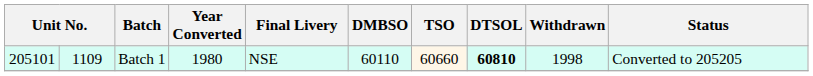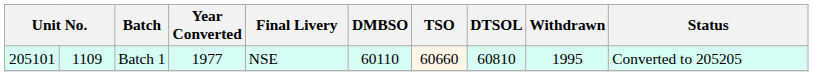(207, 58) 1980 -> (207, 58) 1977
(496, 58) bold -> (496, 58) normal
(567, 58) 1998 -> (567, 58) 1995
